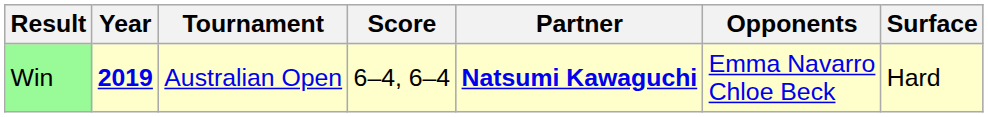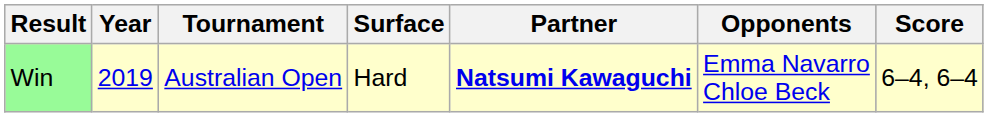columns swapped: (932, 24) <-> (402, 24)
(125, 77) bold -> (125, 77) normal
